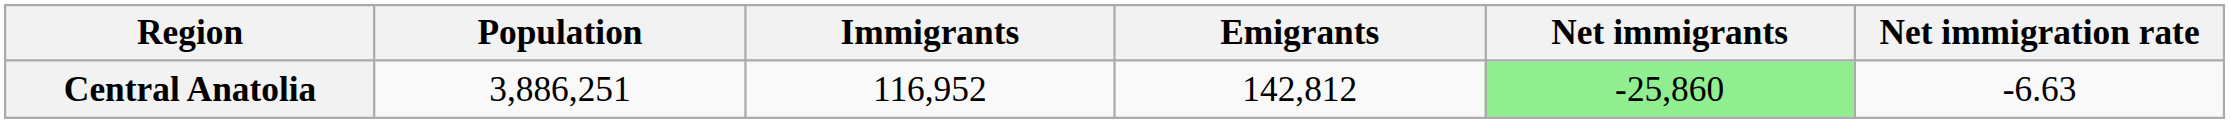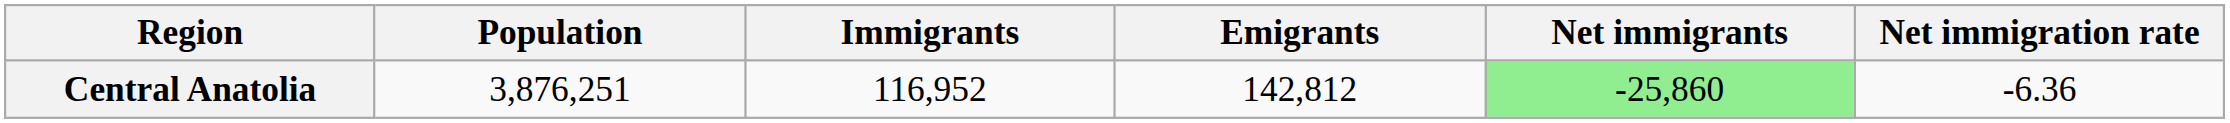(560, 88) 3,886,251 -> (560, 88) 3,876,251
(2040, 88) -6.63 -> (2040, 88) -6.36
